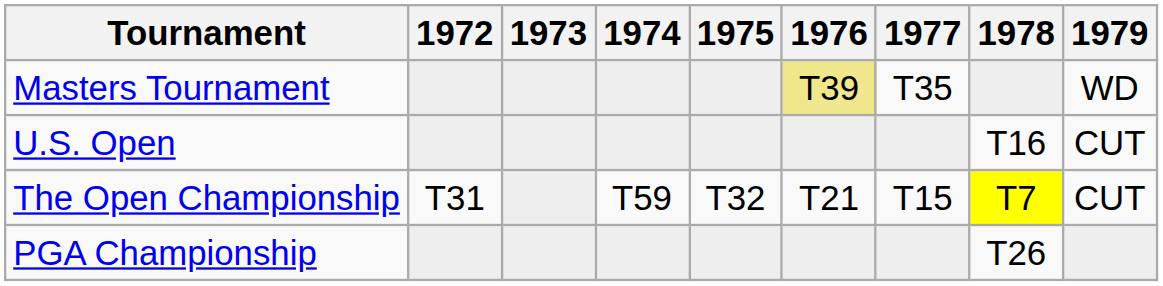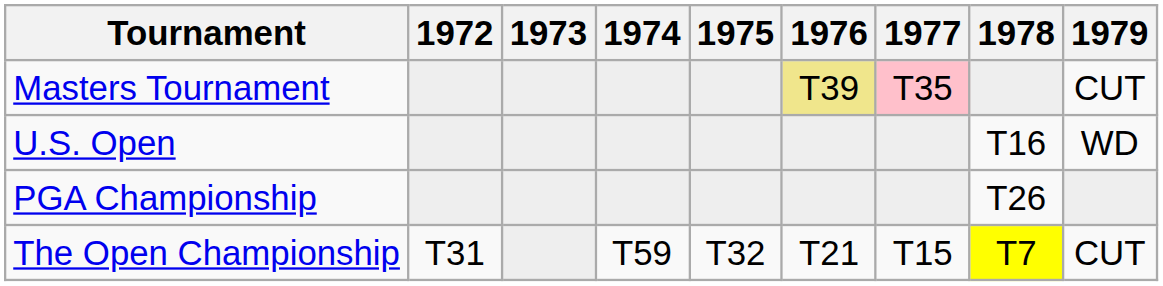(923, 88) no background -> (923, 88) pink background
(1110, 88) WD -> (1110, 88) CUT
(1110, 143) CUT -> (1110, 143) WD
rows swapped: (207, 198) <-> (165, 253)
